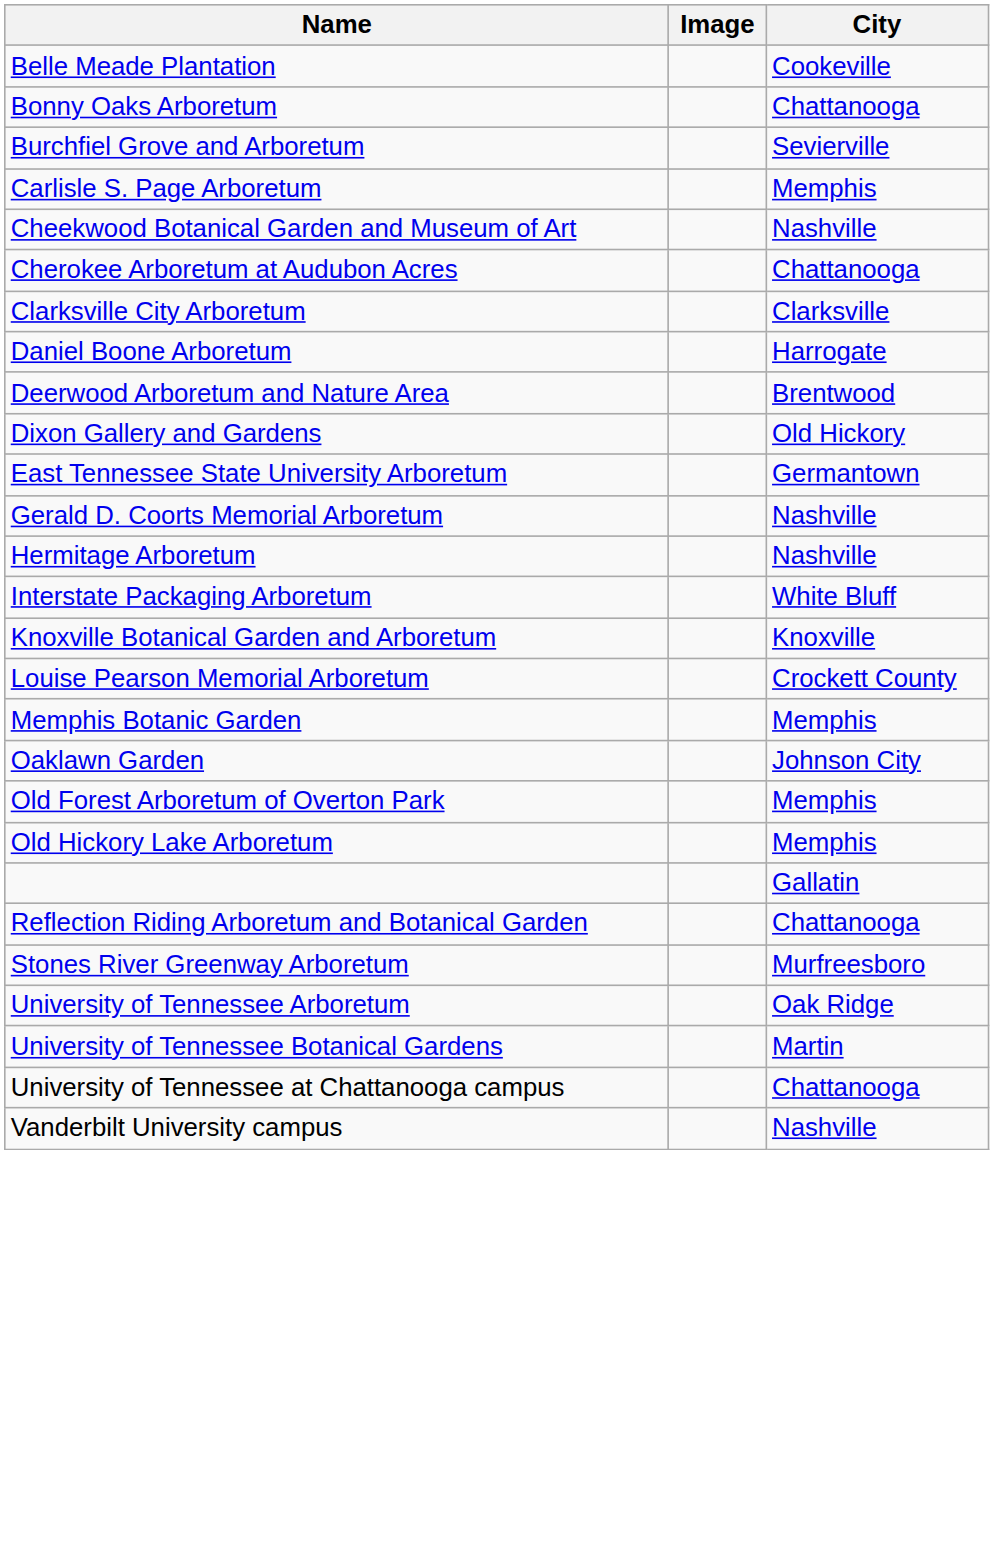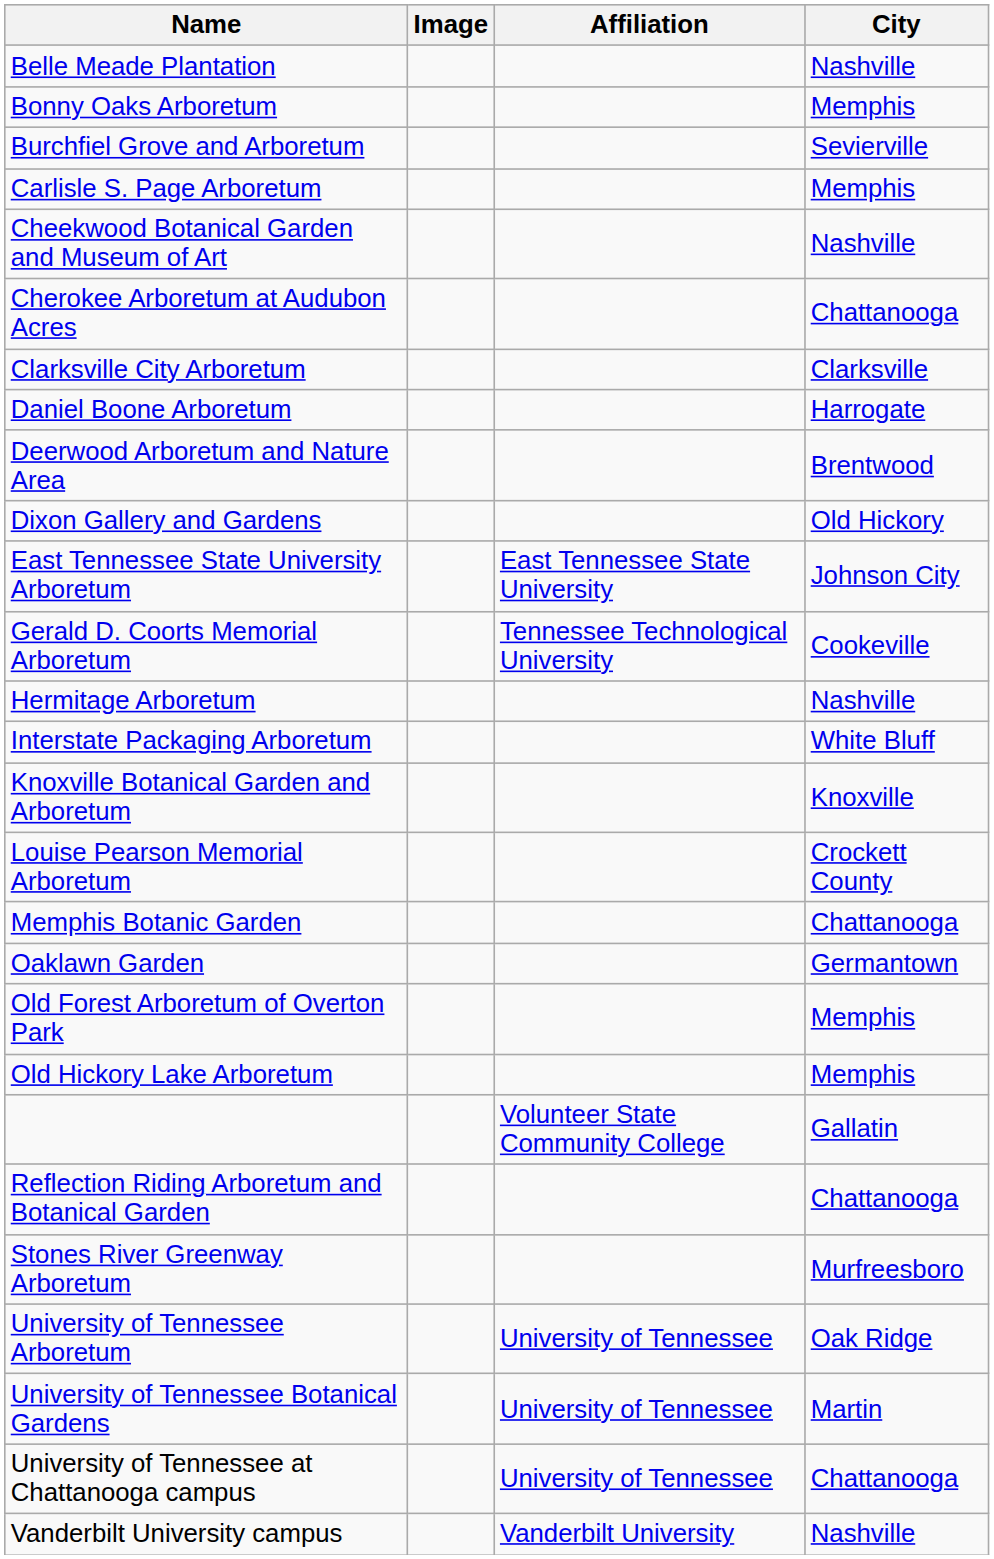+ column: (649, 24)
(831, 65) Cookeville -> (863, 65) Nashville
(846, 106) Chattanooga -> (863, 106) Memphis
(846, 474) Germantown -> (885, 575) Johnson City
(824, 515) Nashville -> (870, 645) Cookeville
(824, 719) Memphis -> (884, 922) Chattanooga
(847, 760) Johnson City -> (884, 963) Germantown
